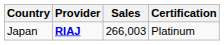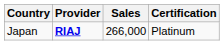(126, 31) 266,003 -> (126, 31) 266,000
